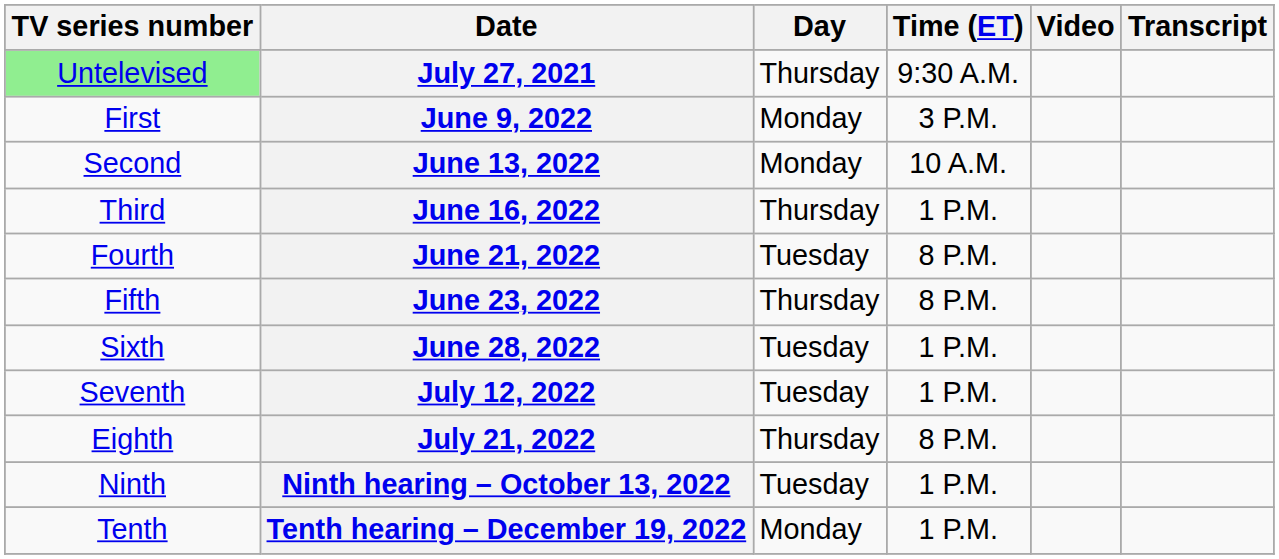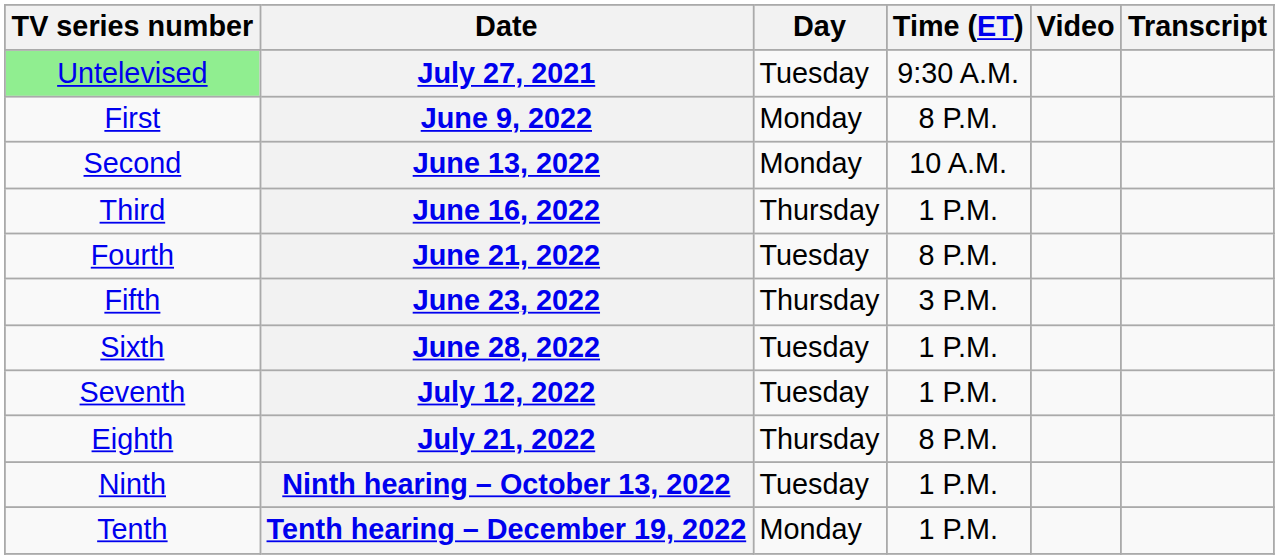(819, 73) Thursday -> (814, 73) Tuesday
(958, 118) 3 P.M. -> (958, 118) 8 P.M.
(958, 301) 8 P.M. -> (958, 301) 3 P.M.
